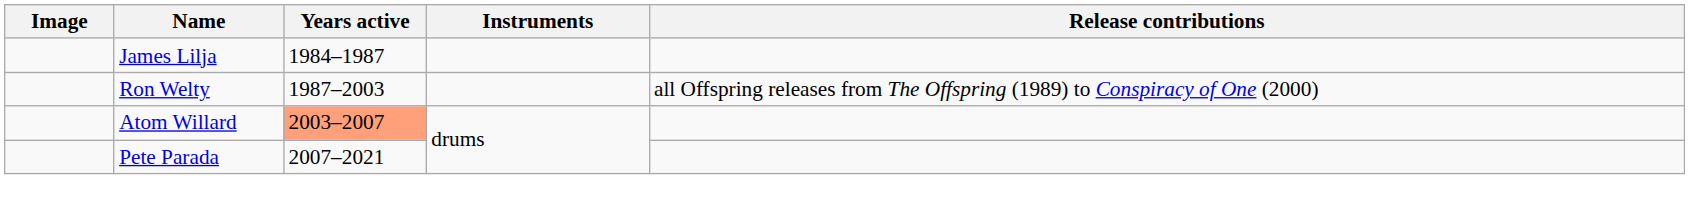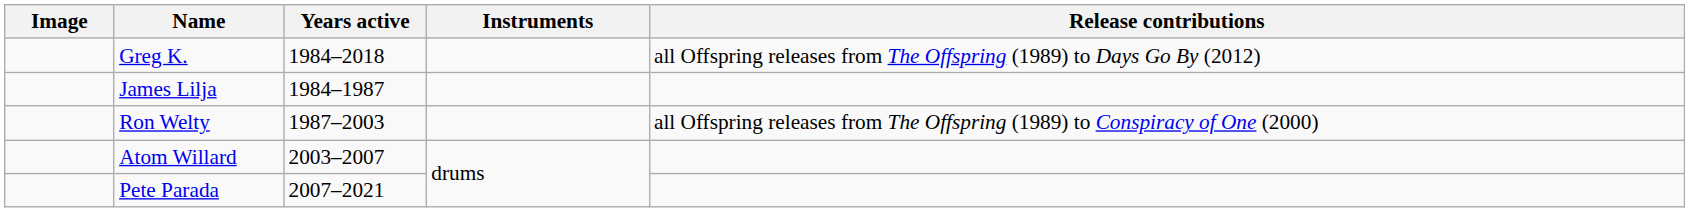+ row: (153, 55)
(336, 122) lightsalmon background -> (336, 156) no background
